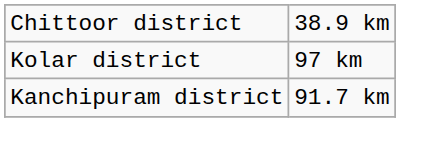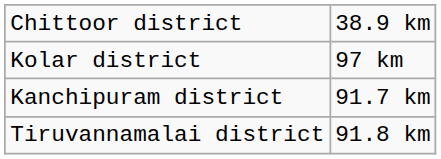+ row: (167, 135)
